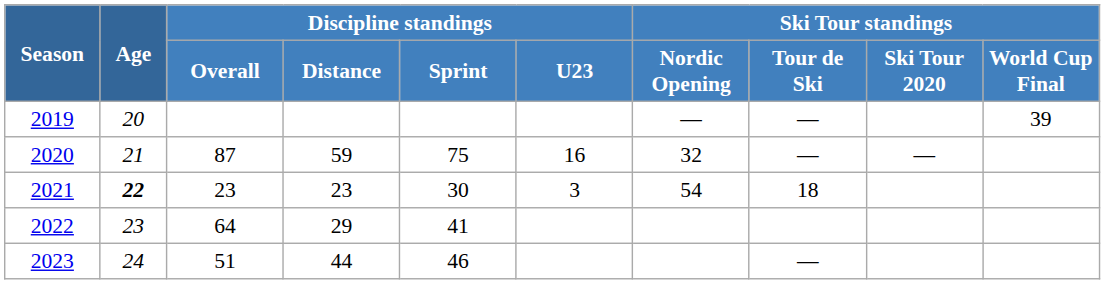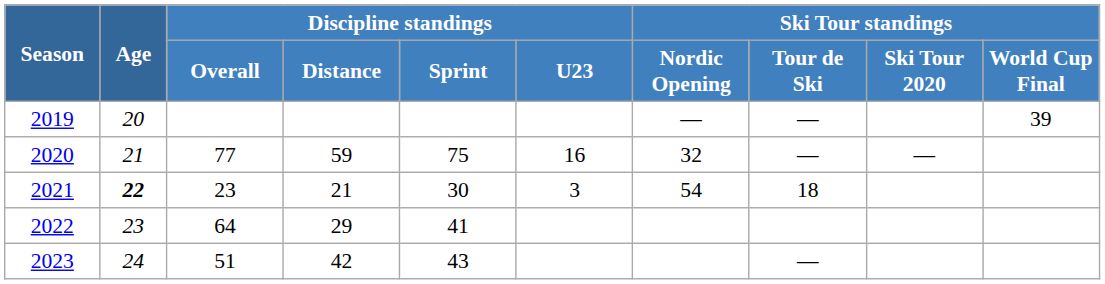(225, 154) 87 -> (225, 154) 77
(342, 190) 23 -> (342, 190) 21
(342, 261) 44 -> (342, 261) 42
(458, 261) 46 -> (458, 261) 43
